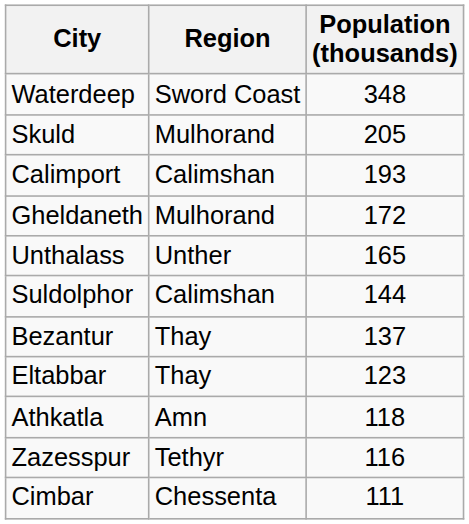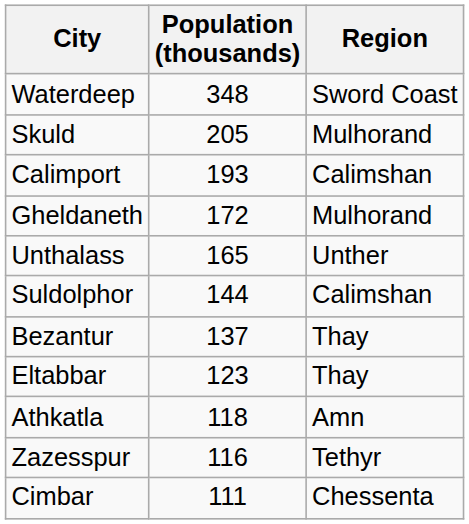columns swapped: (228, 39) <-> (385, 39)
